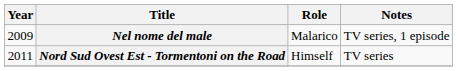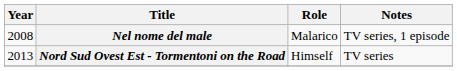(20, 35) 2009 -> (20, 35) 2008
(20, 55) 2011 -> (20, 55) 2013
